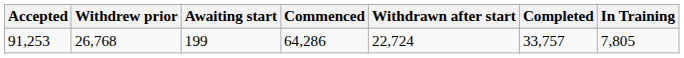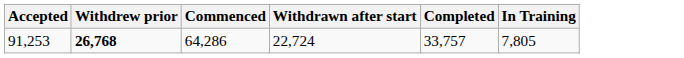- column: (231, 16)
(96, 40) normal -> (96, 40) bold
